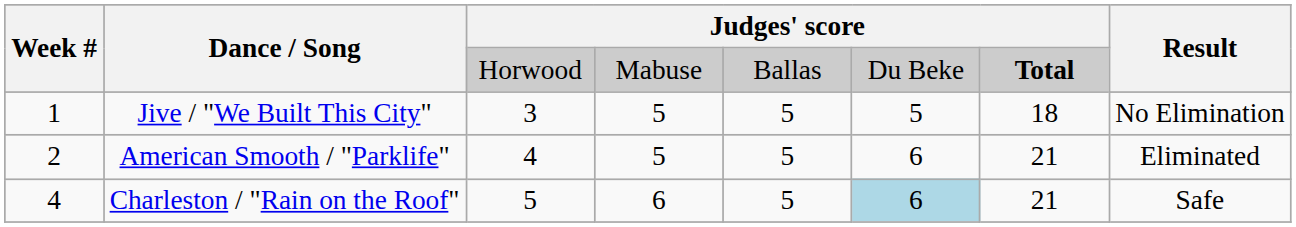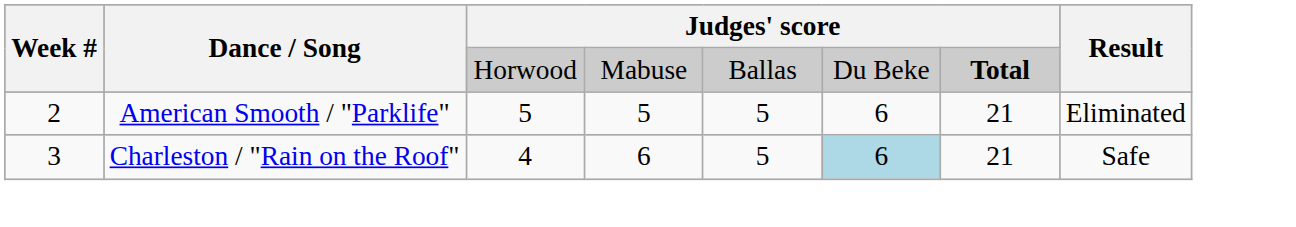- row: (285, 112)
(530, 156) 4 -> (525, 112) 5
(54, 199) 4 -> (54, 156) 3
(530, 199) 5 -> (525, 156) 4
